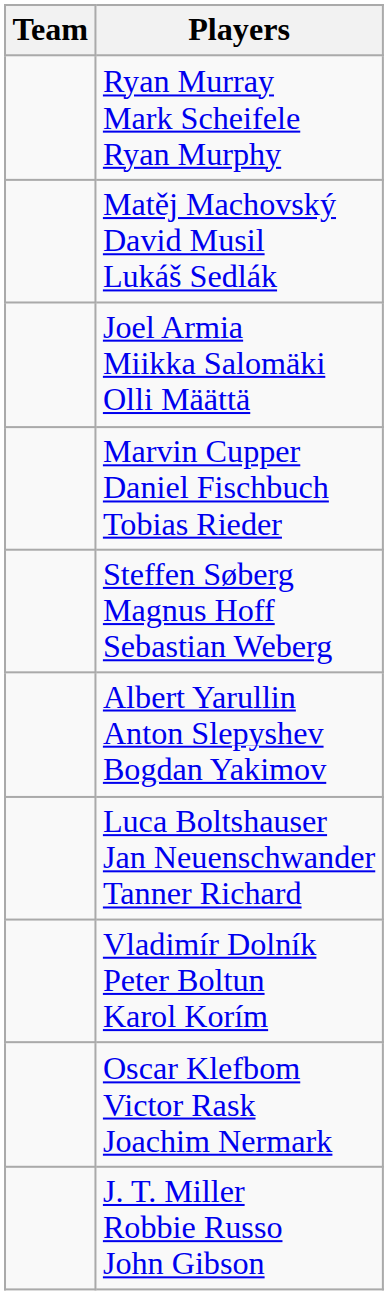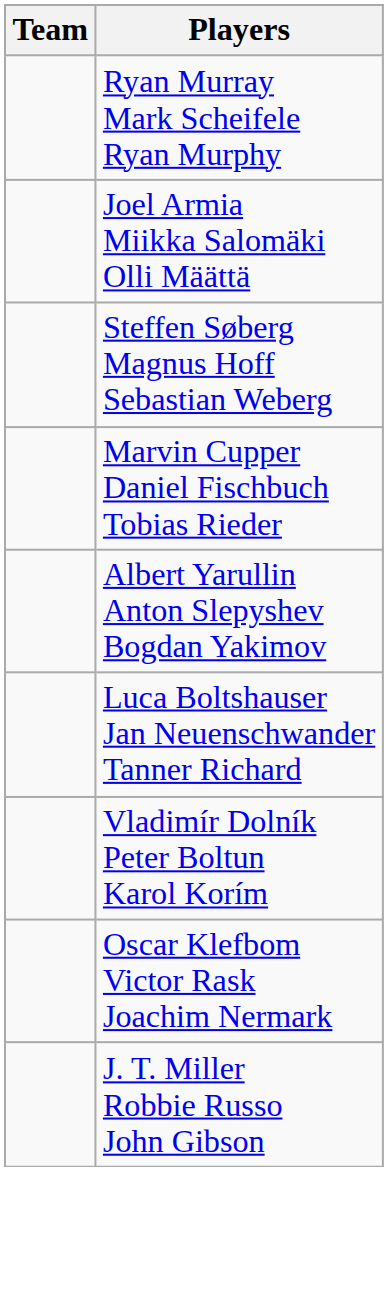- row: (219, 240)
rows swapped: (216, 487) <-> (218, 610)
